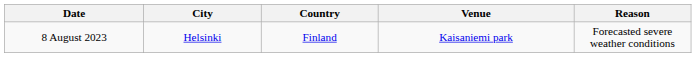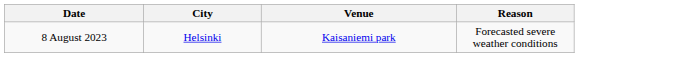- column: (320, 13)
